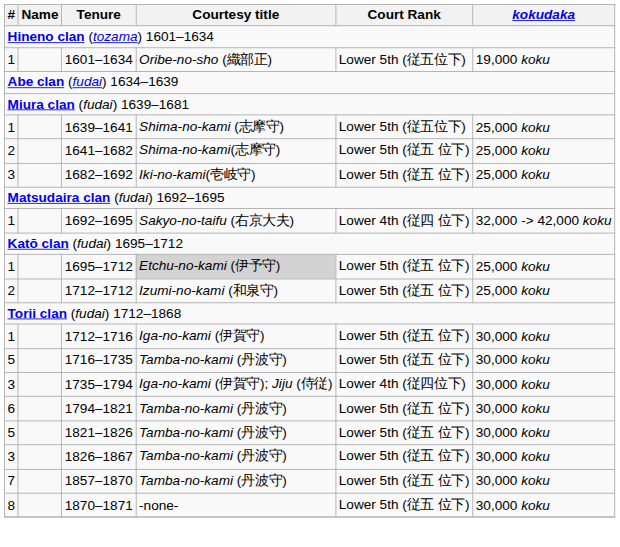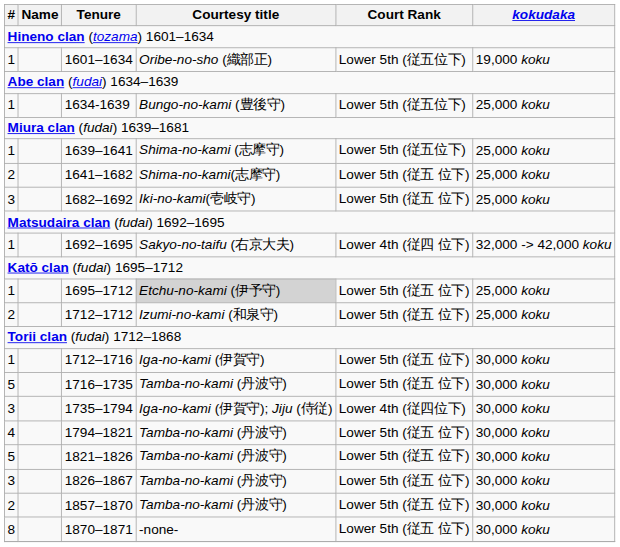+ row: (97, 105)
(11, 408) 6 -> (11, 432) 4
(11, 481) 7 -> (11, 505) 2
